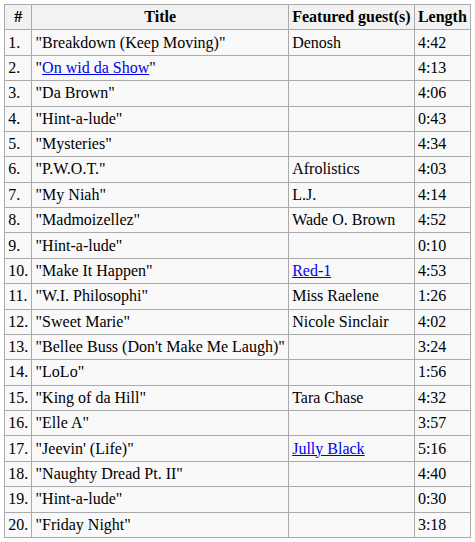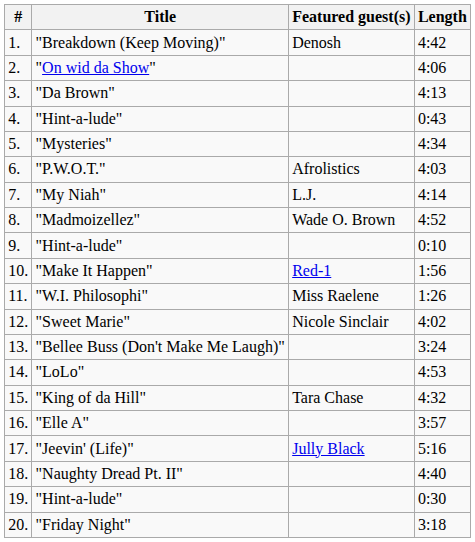(432, 67) 4:13 -> (432, 67) 4:06
(432, 93) 4:06 -> (432, 93) 4:13
(432, 270) 4:53 -> (432, 270) 1:56
(432, 372) 1:56 -> (432, 372) 4:53
